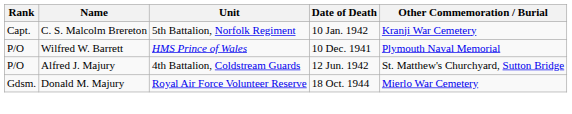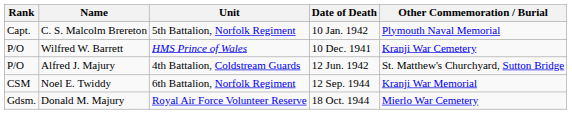(429, 30) Kranji War Cemetery -> (441, 30) Plymouth Naval Memorial
(441, 48) Plymouth Naval Memorial -> (429, 48) Kranji War Cemetery
+ row: (76, 83)
